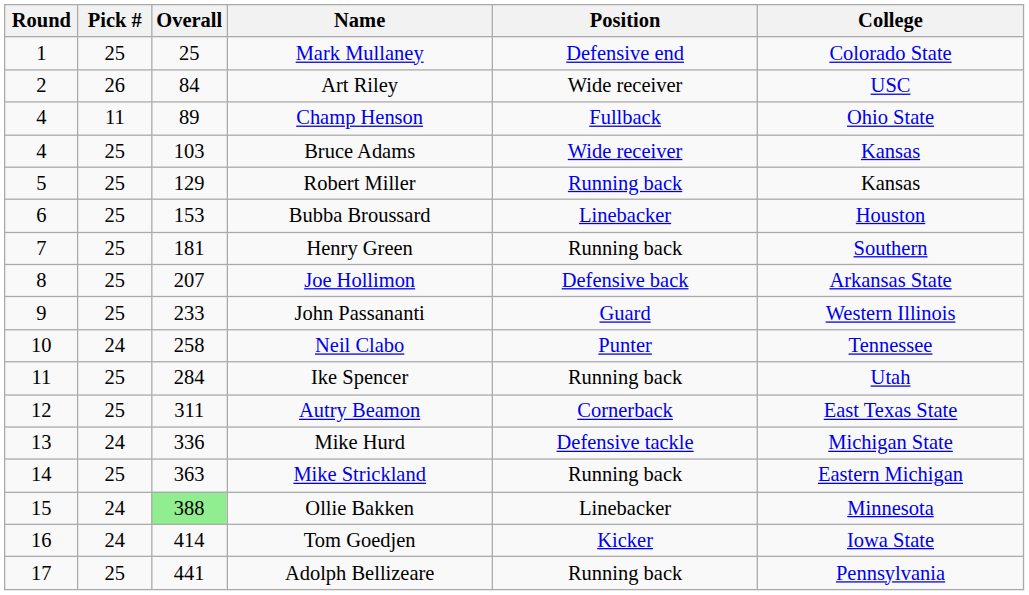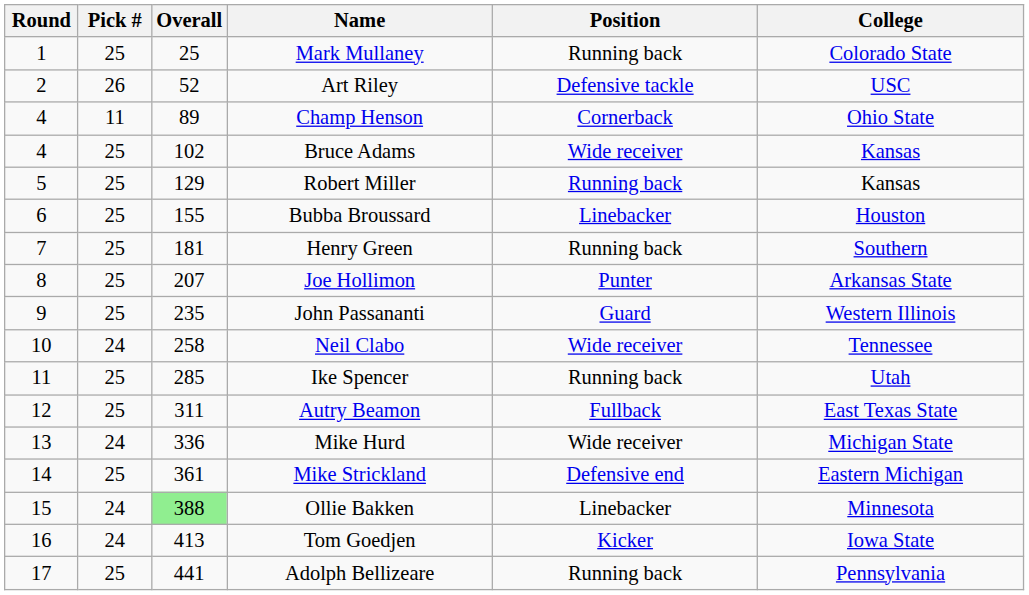(625, 53) Defensive end -> (625, 53) Running back
(189, 85) 84 -> (189, 85) 52
(625, 85) Wide receiver -> (625, 85) Defensive tackle
(625, 118) Fullback -> (625, 118) Cornerback
(189, 150) 103 -> (189, 150) 102
(189, 215) 153 -> (189, 215) 155
(625, 280) Defensive back -> (625, 280) Punter
(189, 313) 233 -> (189, 313) 235
(625, 345) Punter -> (625, 345) Wide receiver
(189, 378) 284 -> (189, 378) 285
(625, 410) Cornerback -> (625, 410) Fullback
(625, 442) Defensive tackle -> (625, 442) Wide receiver
(189, 475) 363 -> (189, 475) 361
(625, 475) Running back -> (625, 475) Defensive end
(189, 540) 414 -> (189, 540) 413
